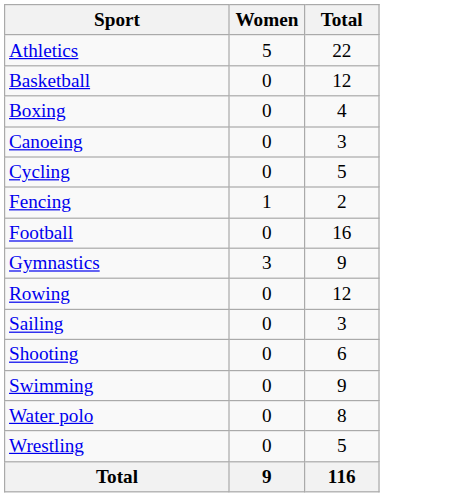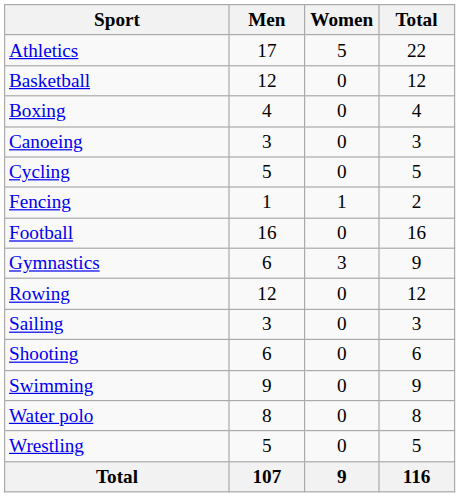+ column: (267, 19)
